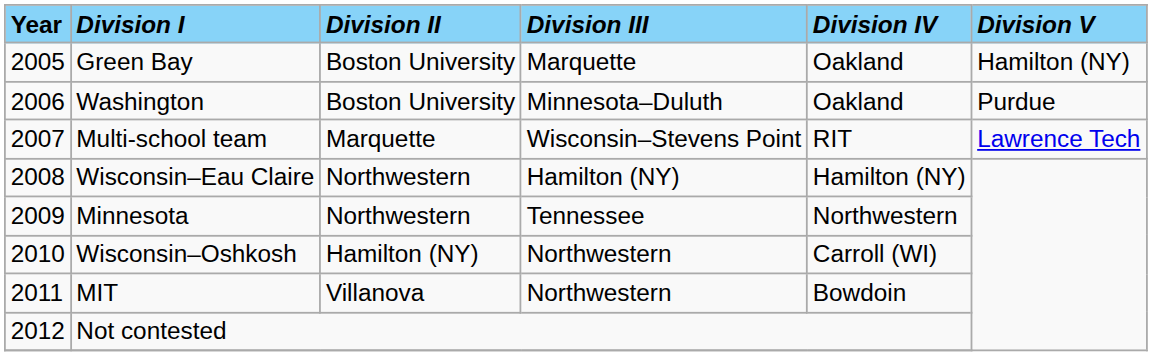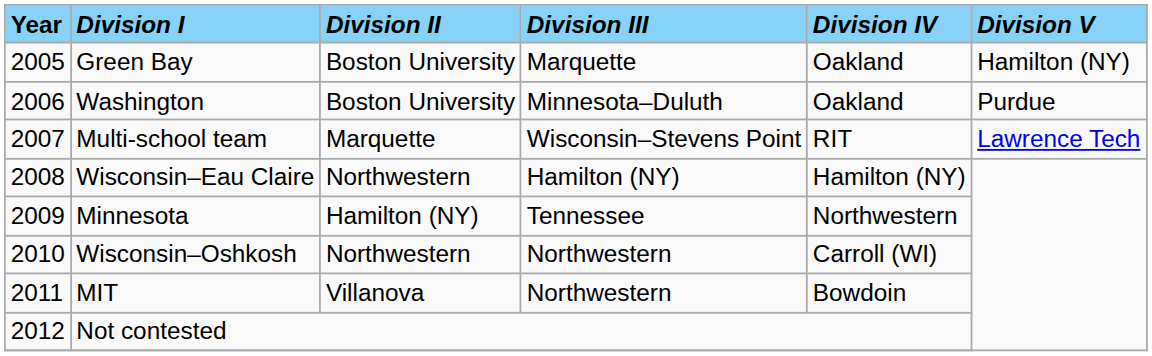(398, 216) Northwestern -> (402, 216) Hamilton (NY)
(402, 254) Hamilton (NY) -> (398, 254) Northwestern
